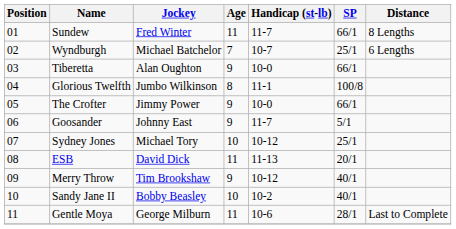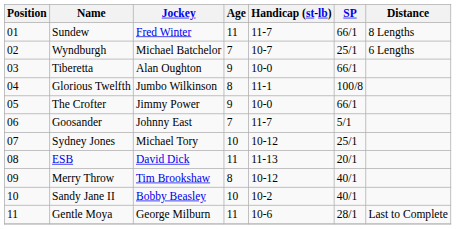(230, 123) 9 -> (230, 123) 7
(230, 178) 9 -> (230, 178) 8
